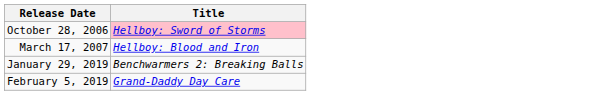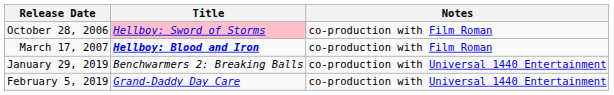+ column: (458, 13)
(186, 47) normal -> (186, 47) bold
